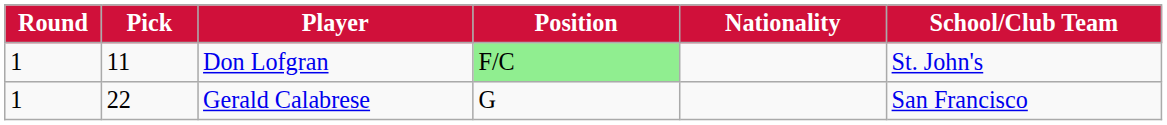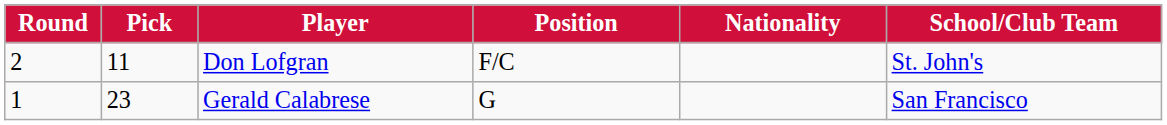(16, 61) 1 -> (16, 61) 2
(497, 61) lightgreen background -> (497, 61) no background
(119, 100) 22 -> (119, 100) 23
